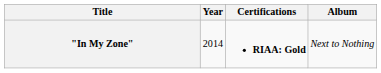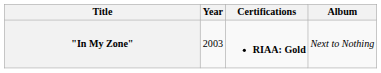(213, 44) 2014 -> (213, 44) 2003
